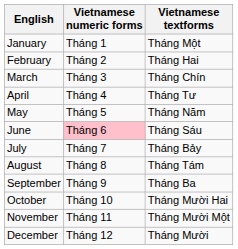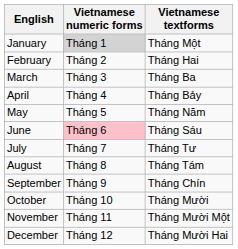(86, 43) no background -> (86, 43) lightgrey background
(177, 78) Tháng Chín -> (172, 78) Tháng Ba
(172, 95) Tháng Tư -> (174, 95) Tháng Bảy
(174, 148) Tháng Bảy -> (172, 148) Tháng Tư
(172, 183) Tháng Ba -> (177, 183) Tháng Chín
(188, 200) Tháng Mười Hai -> (178, 200) Tháng Mười
(178, 235) Tháng Mười -> (188, 235) Tháng Mười Hai
